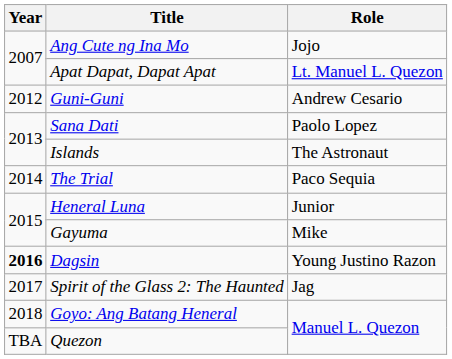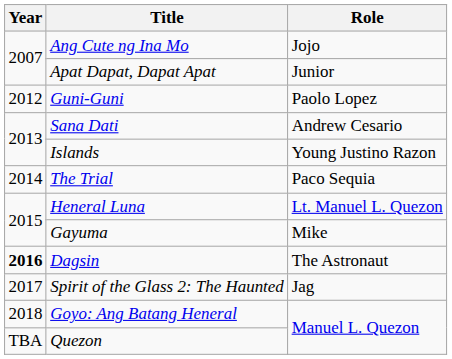(367, 71) Lt. Manuel L. Quezon -> (313, 71) Junior
(347, 98) Andrew Cesario -> (334, 98) Paolo Lopez
(334, 125) Paolo Lopez -> (347, 125) Andrew Cesario
(340, 152) The Astronaut -> (364, 152) Young Justino Razon
(313, 206) Junior -> (367, 206) Lt. Manuel L. Quezon
(364, 260) Young Justino Razon -> (340, 260) The Astronaut
